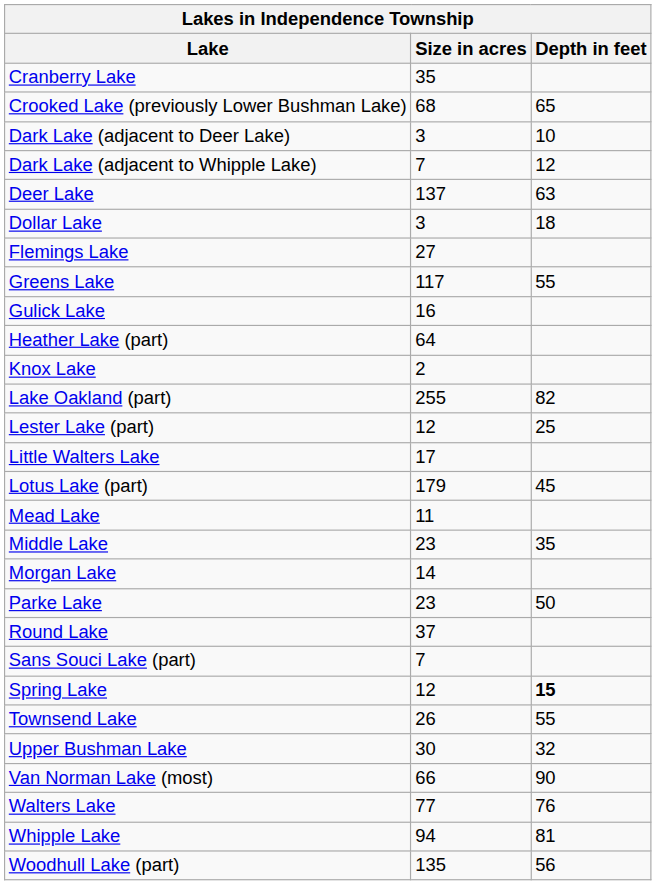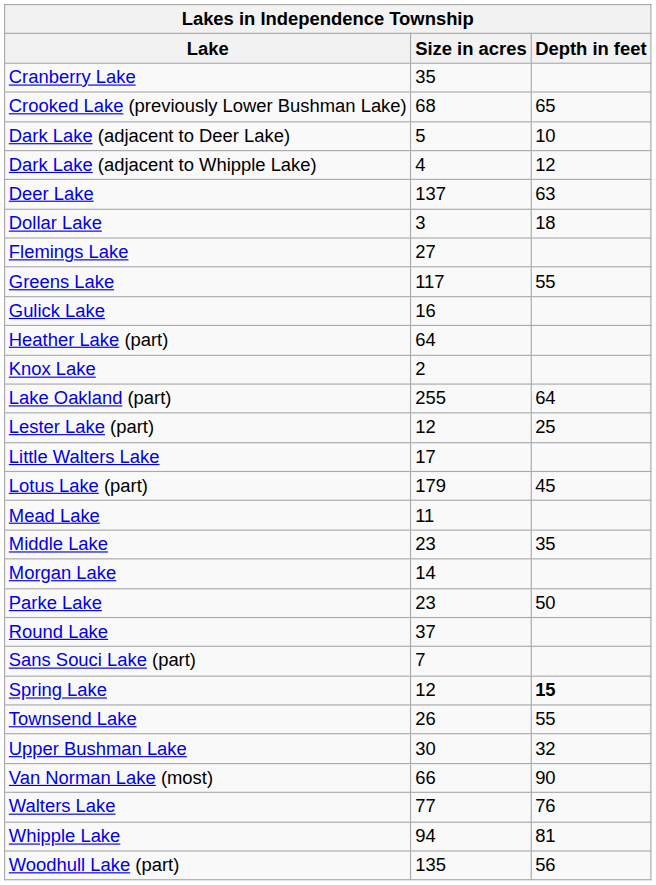(420, 135) 3 -> (420, 135) 5
(420, 164) 7 -> (420, 164) 4
(545, 398) 82 -> (545, 398) 64
